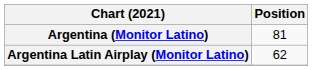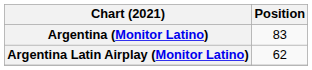(280, 34) 81 -> (280, 34) 83
